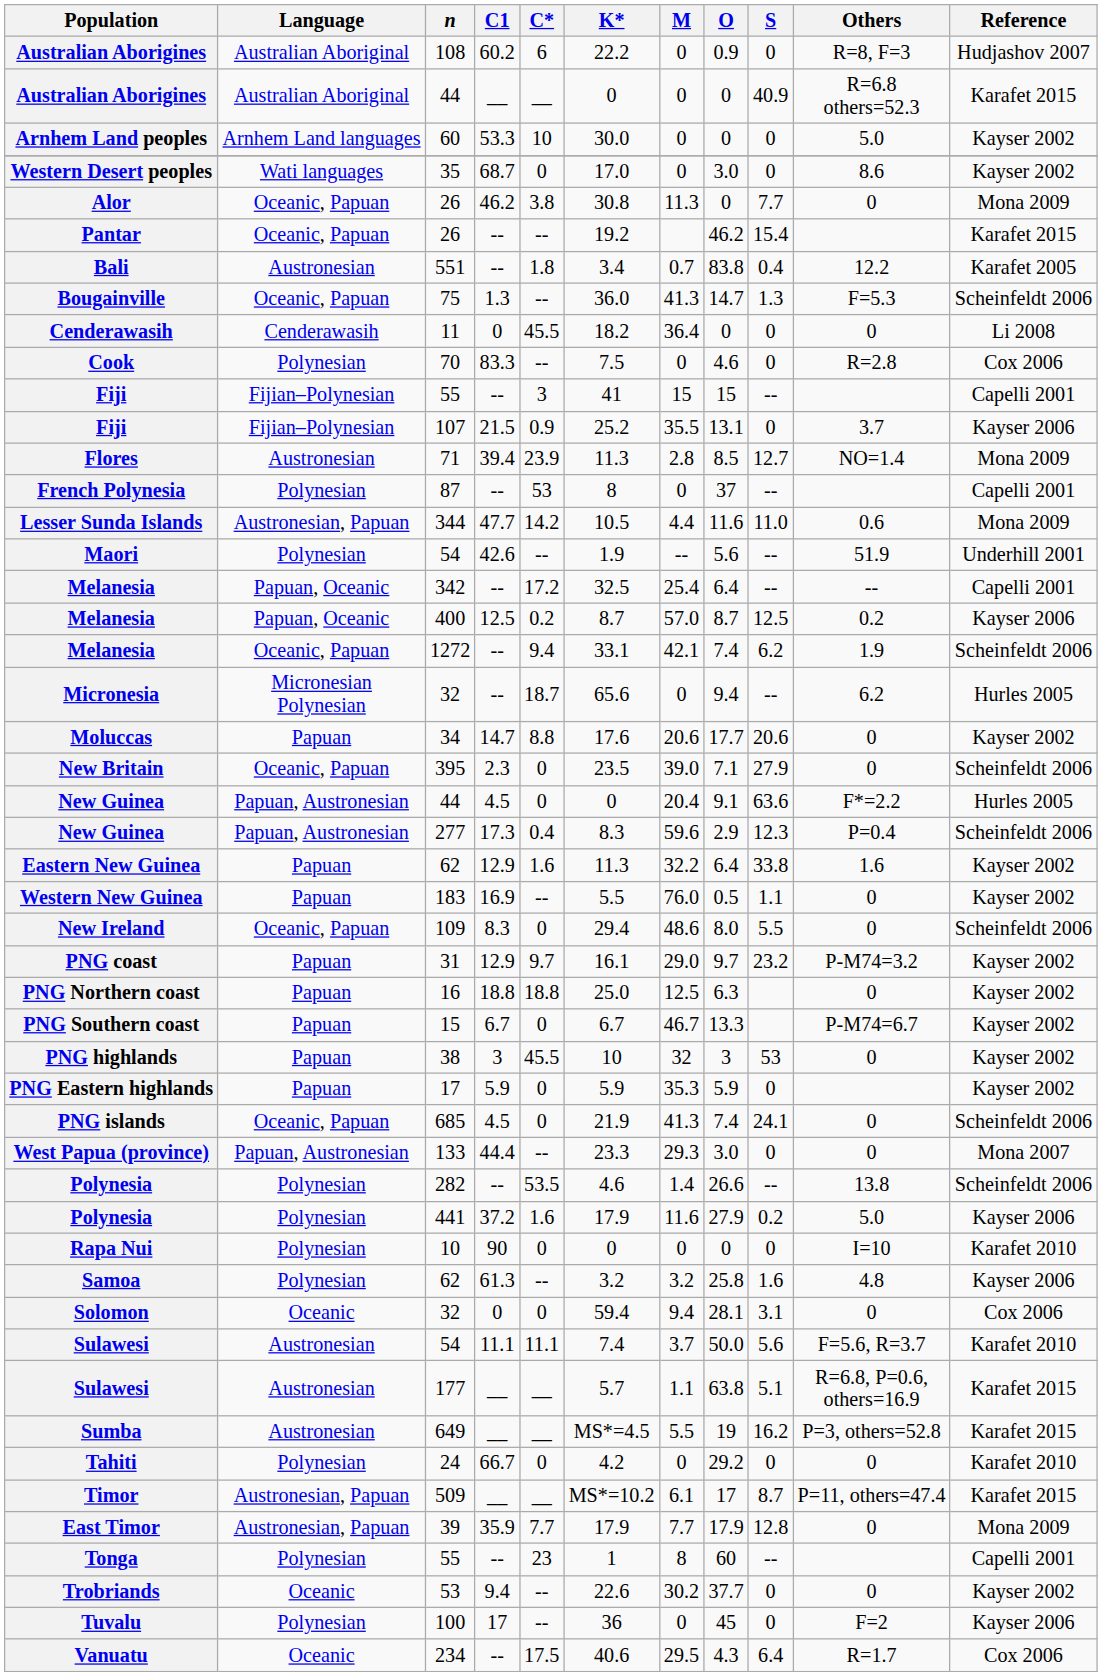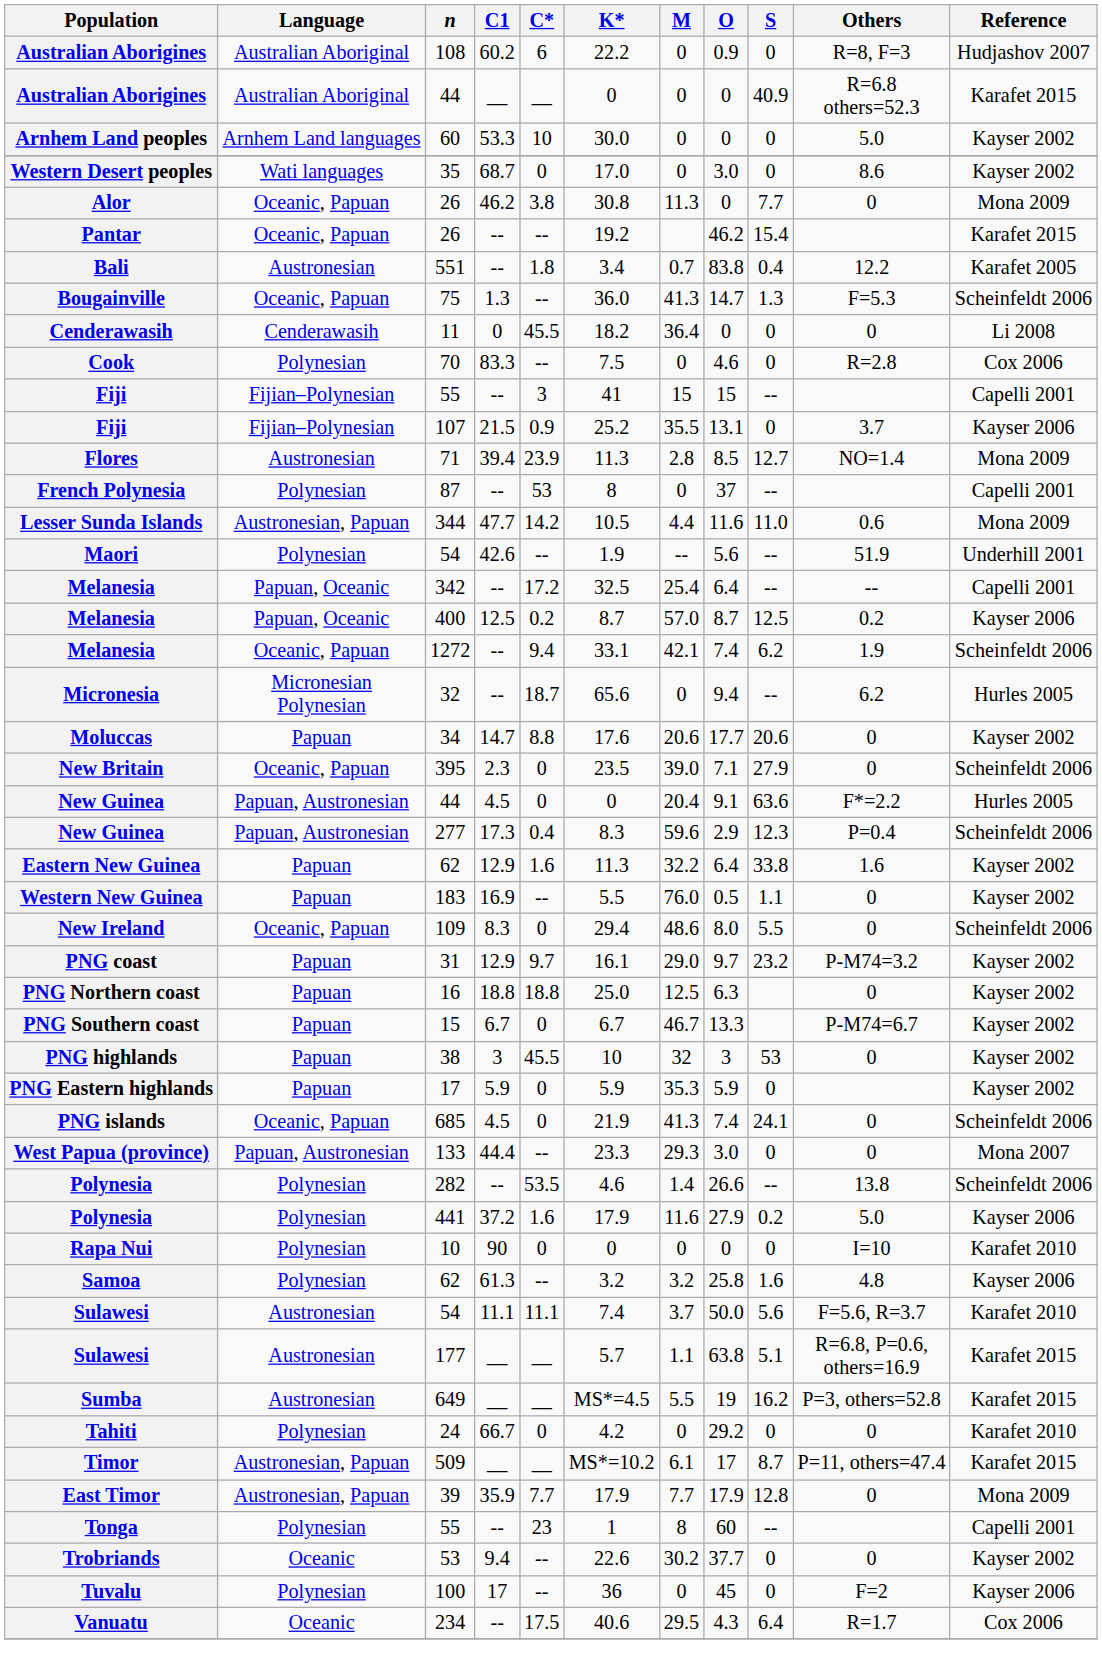- row: (111, 1312)
